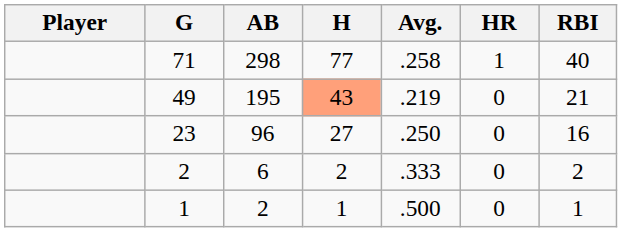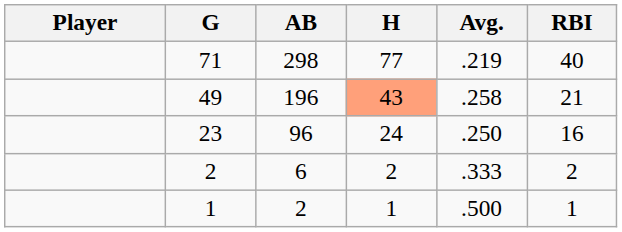- column: (499, 23)
(420, 60) .258 -> (482, 60) .219
(263, 97) 195 -> (301, 97) 196
(420, 97) .219 -> (482, 97) .258
(342, 134) 27 -> (391, 134) 24
